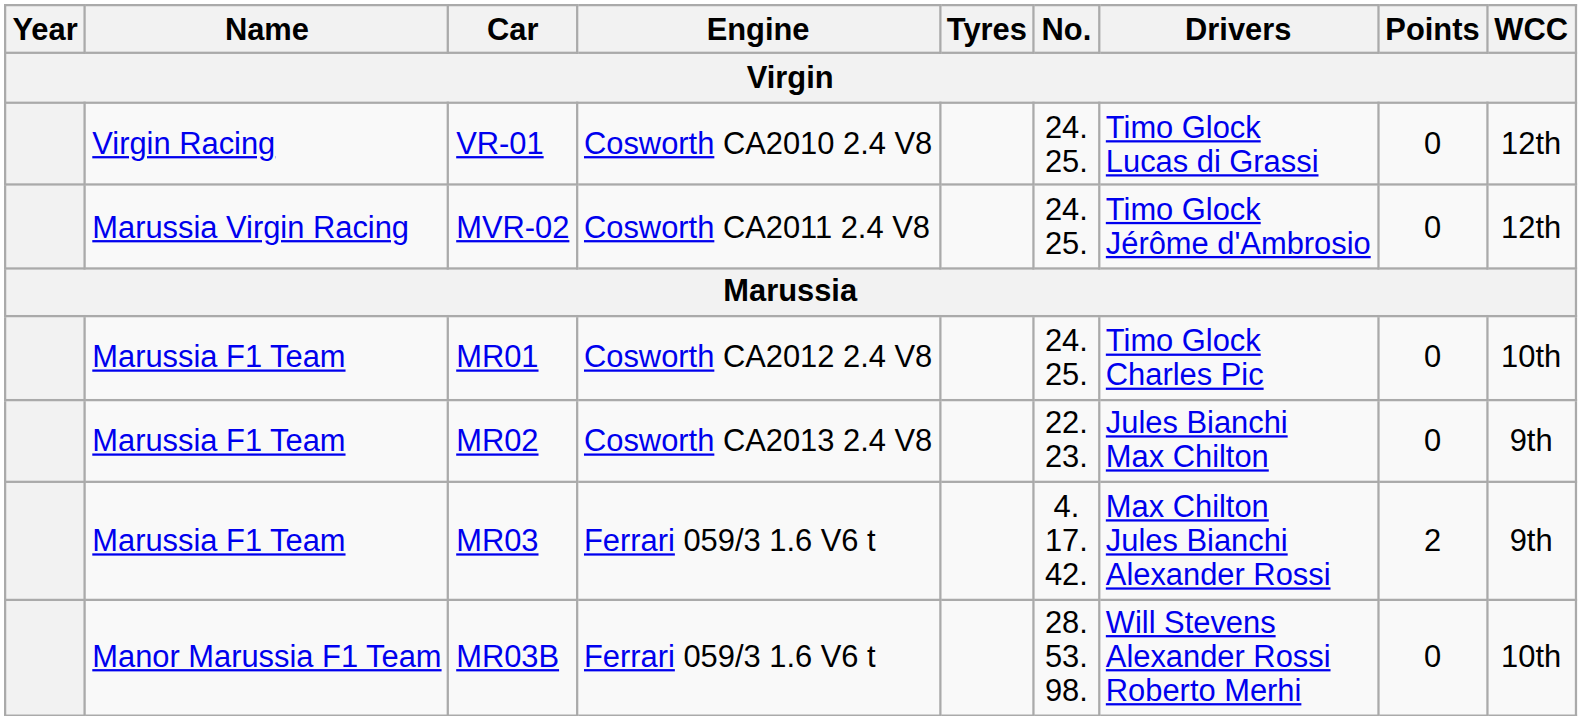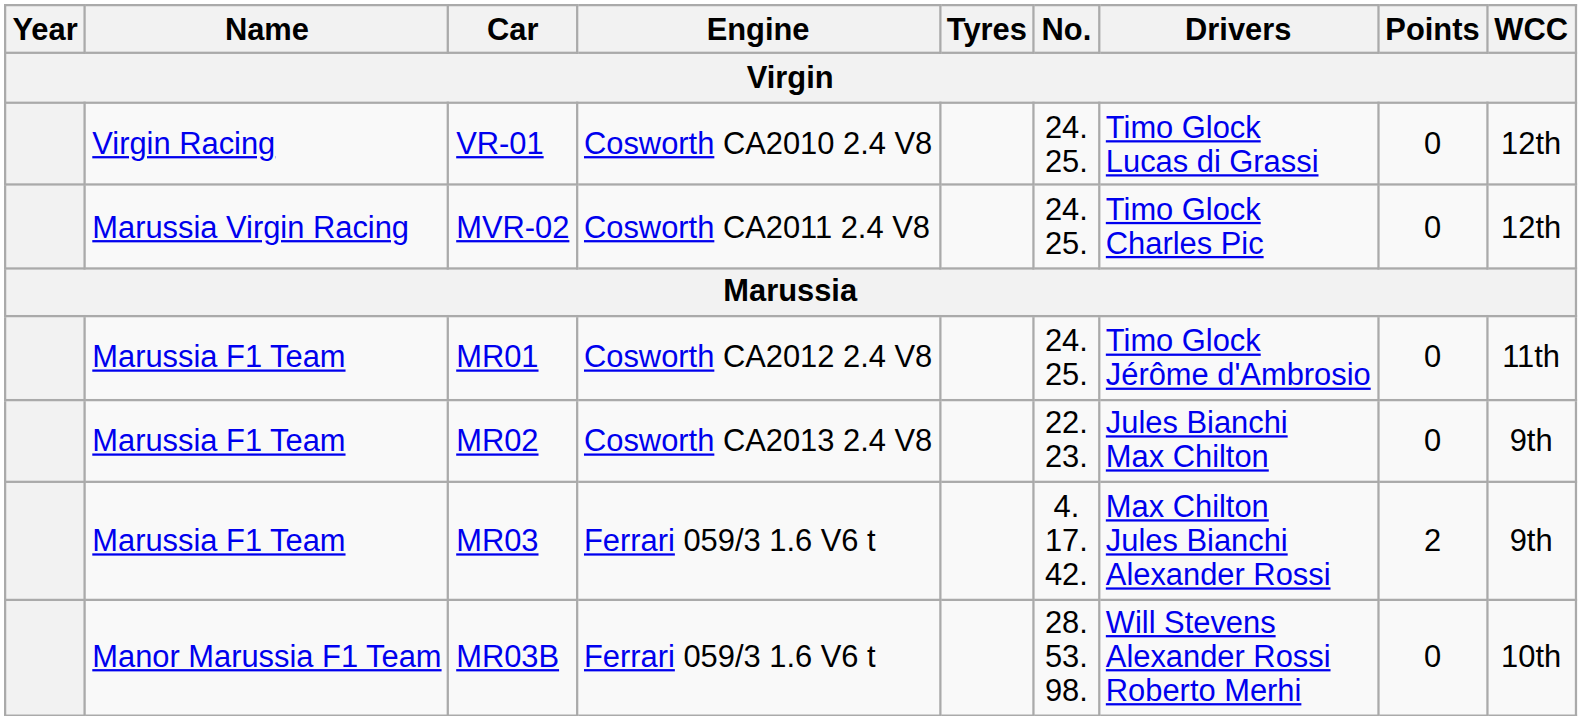(1238, 226) Timo Glock Jérôme d'Ambrosio -> (1185, 226) Timo Glock Charles Pic
(1185, 358) Timo Glock Charles Pic -> (1238, 358) Timo Glock Jérôme d'Ambrosio
(1531, 358) 10th -> (1531, 358) 11th
